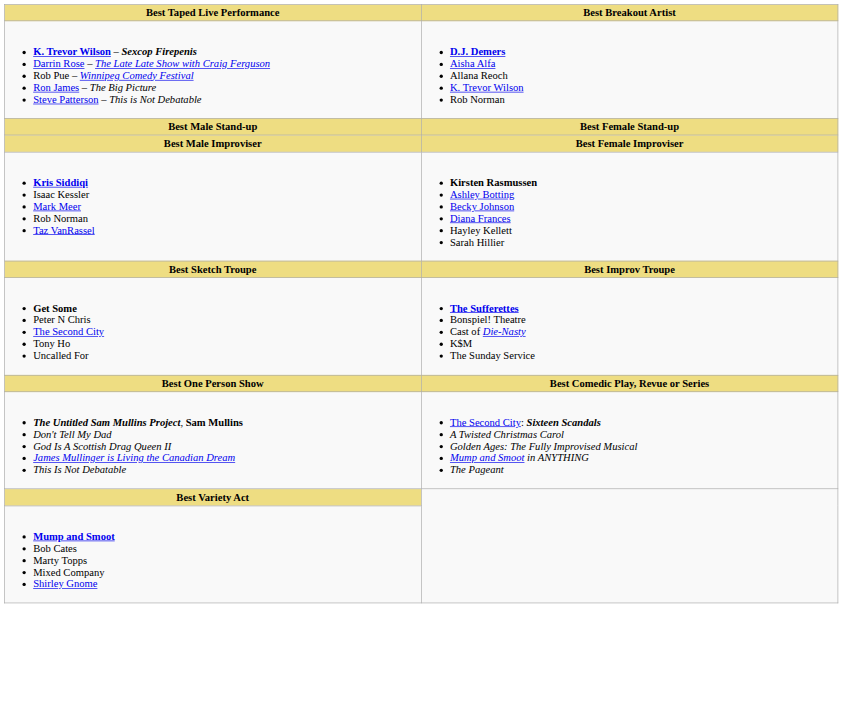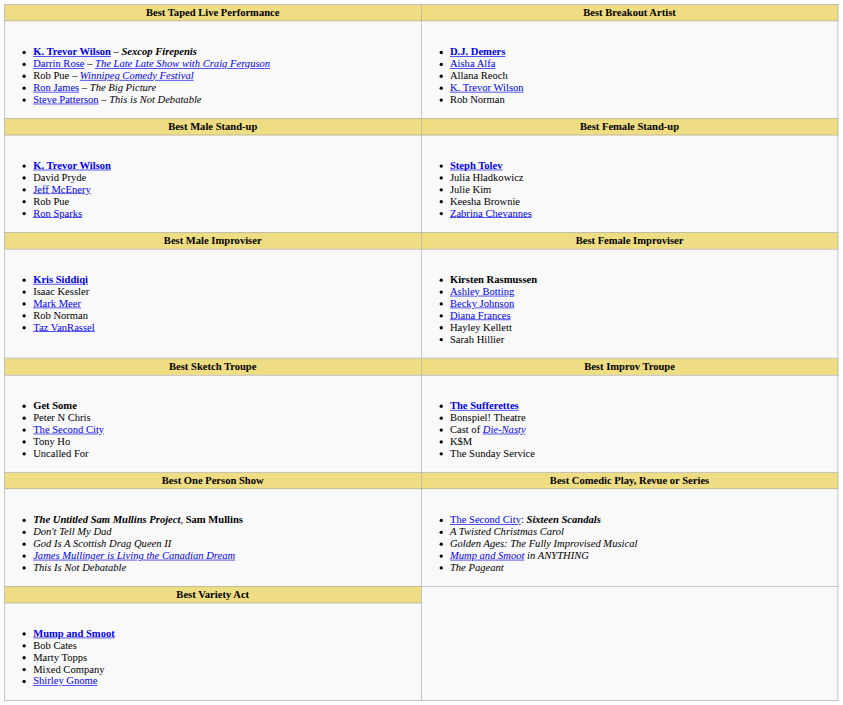+ row: (213, 190)
